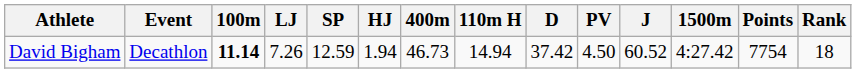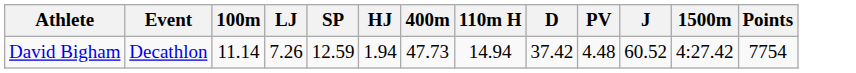- column: (824, 20)
(238, 51) bold -> (238, 51) normal
(428, 51) 46.73 -> (428, 51) 47.73
(599, 51) 4.50 -> (599, 51) 4.48
